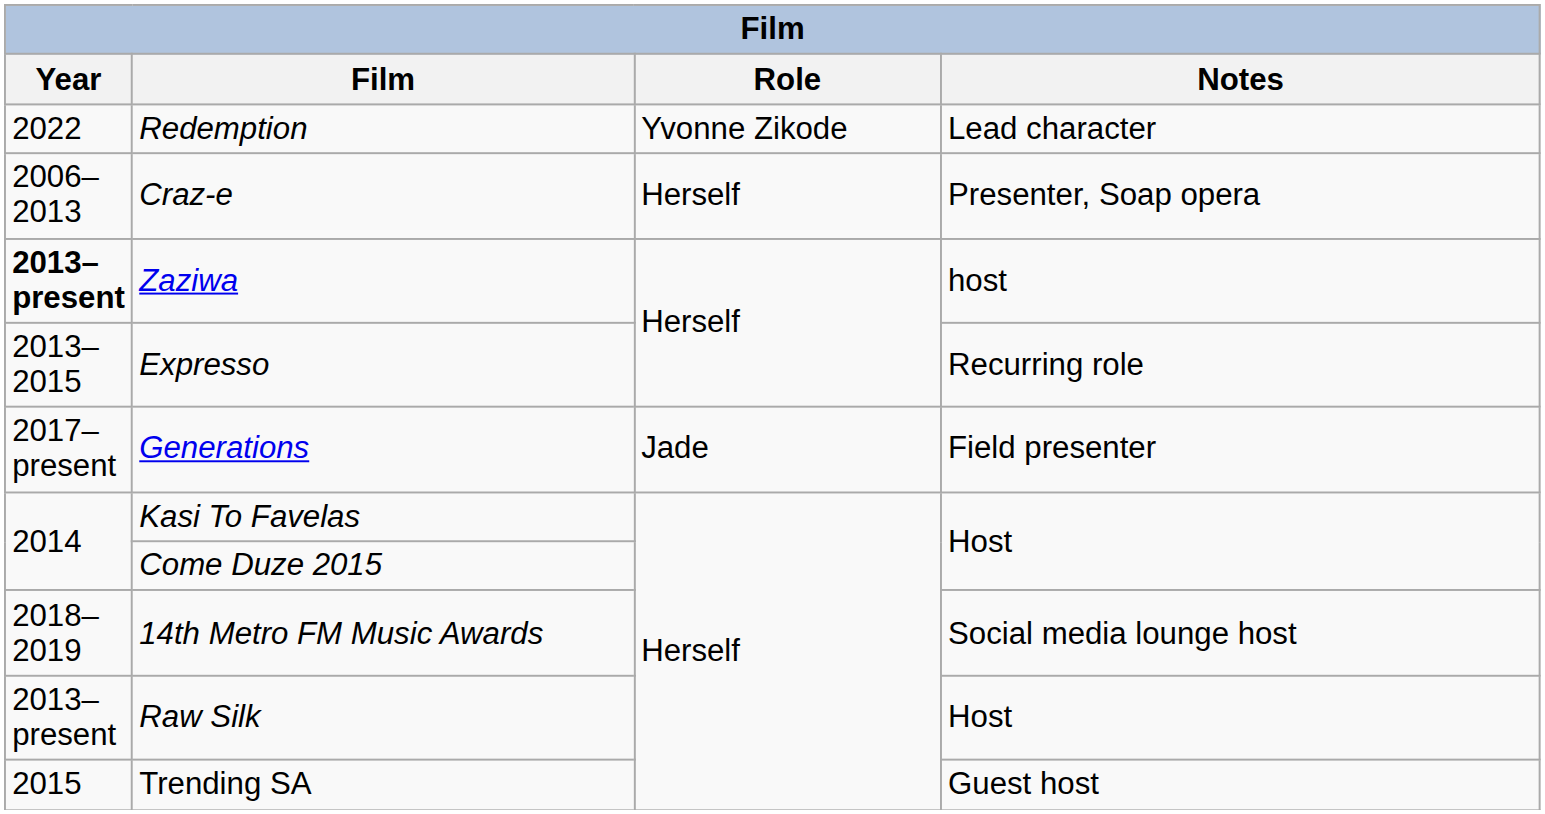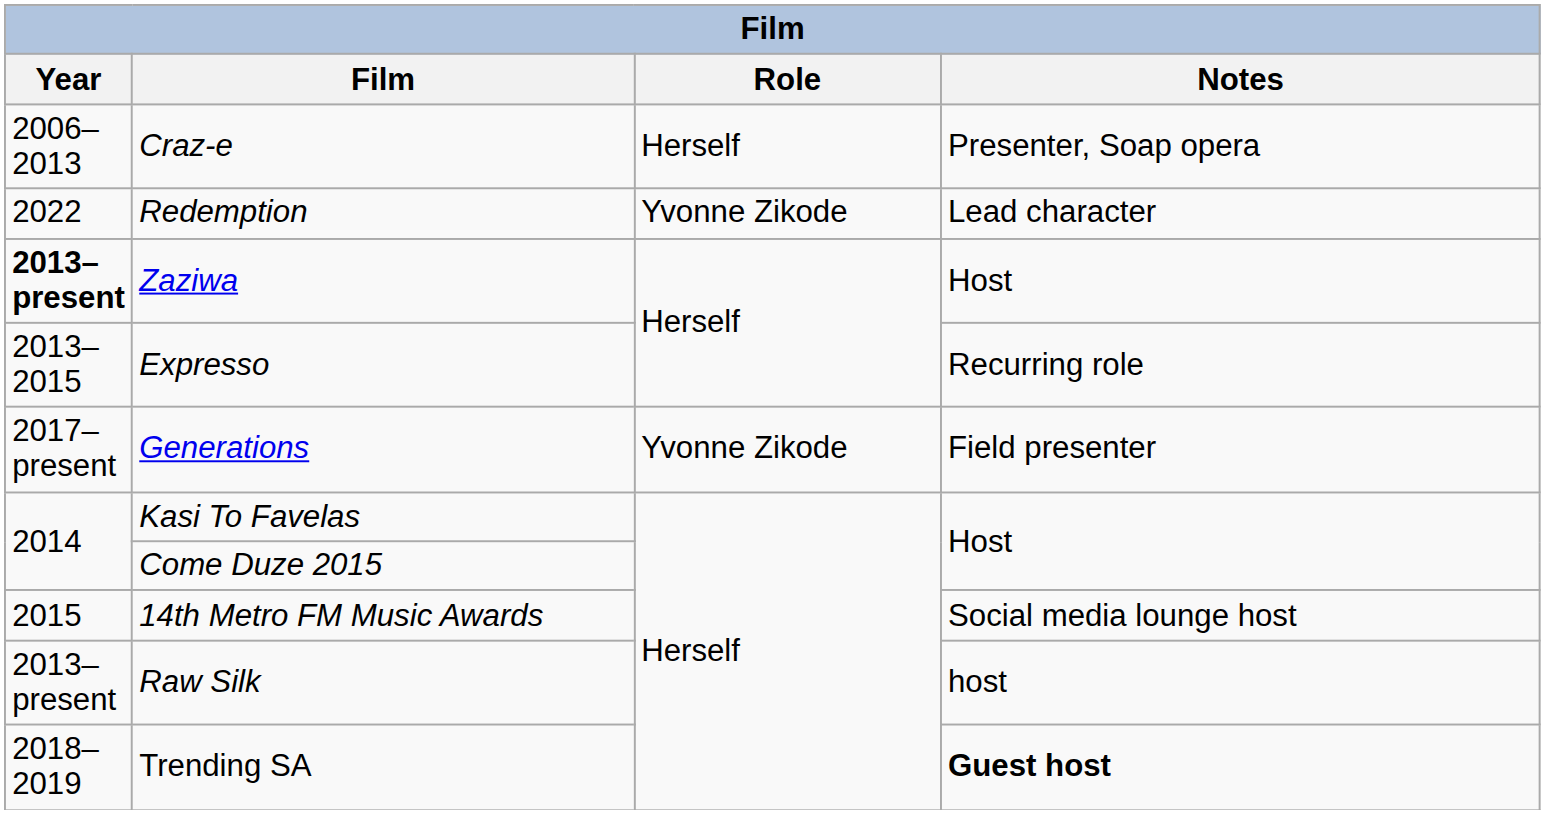rows swapped: (186, 195) <-> (223, 128)
(978, 279) host -> (980, 279) Host
(675, 448) Jade -> (744, 448) Yvonne Zikode
(56, 632) 2018–2019 -> (47, 614) 2015
(980, 717) Host -> (978, 682) host
(47, 784) 2015 -> (56, 766) 2018–2019
(1023, 784) normal -> (1029, 766) bold
